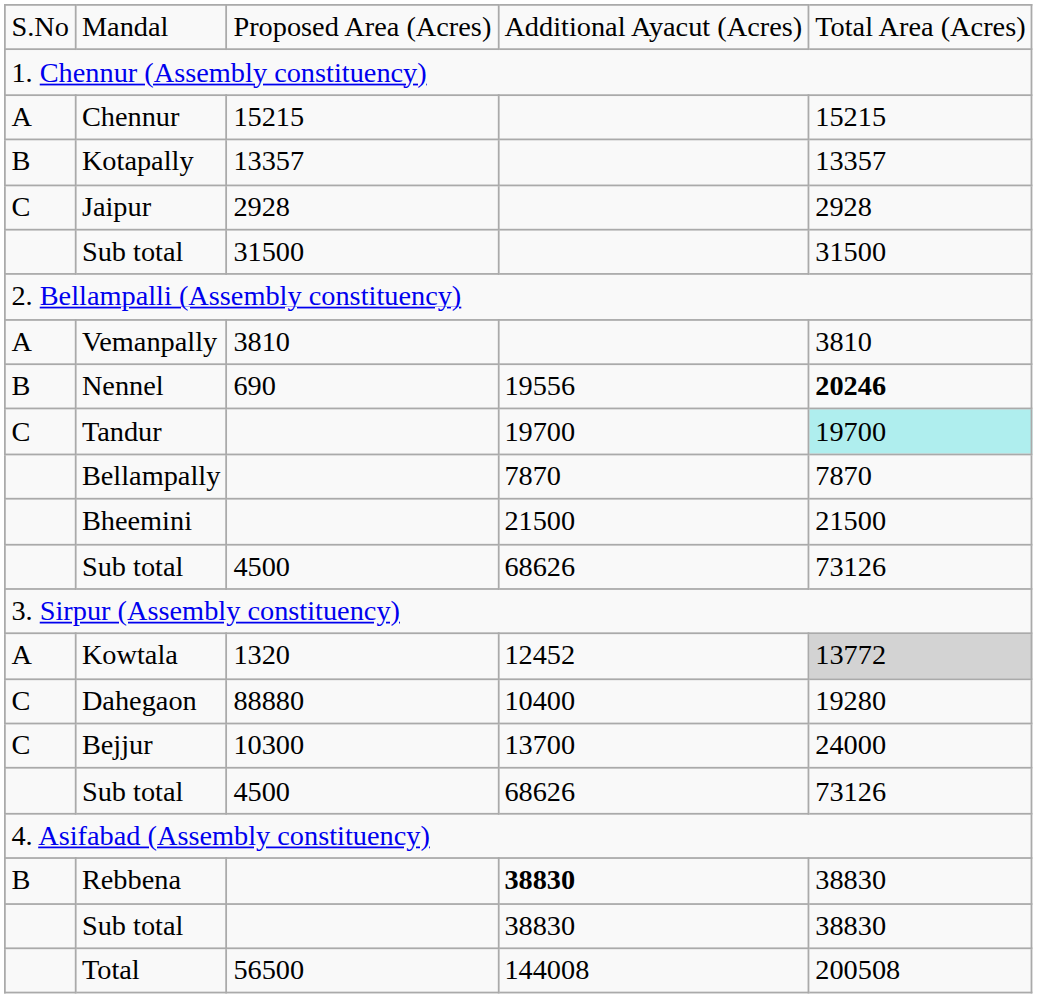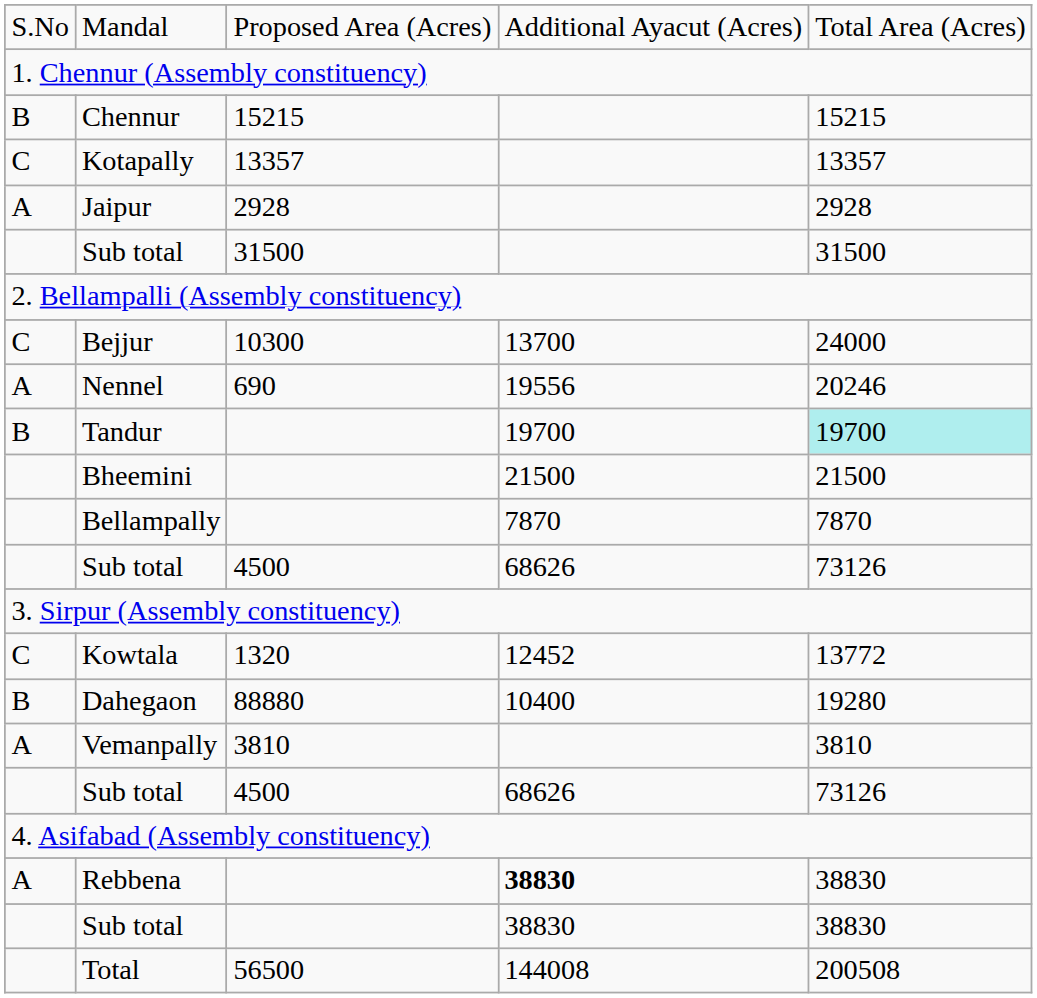(22, 116) A -> (21, 116) B
(21, 161) B -> (21, 161) C
(21, 206) C -> (22, 206) A
rows swapped: (150, 341) <-> (117, 745)
(21, 386) B -> (22, 386) A
(851, 386) bold -> (851, 386) normal
(21, 431) C -> (21, 431) B
rows swapped: (137, 521) <-> (151, 476)
(22, 655) A -> (21, 655) C
(851, 655) lightgrey background -> (851, 655) no background
(21, 700) C -> (21, 700) B
(21, 880) B -> (22, 880) A
